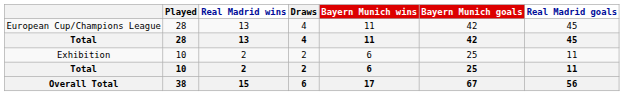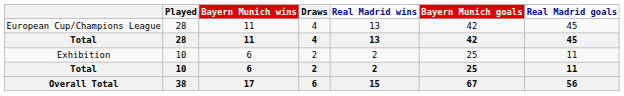columns swapped: (369, 12) <-> (244, 12)
